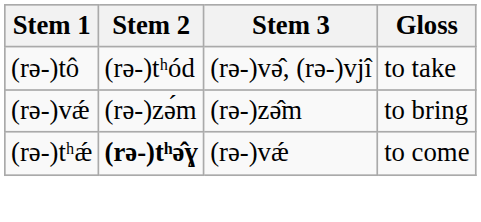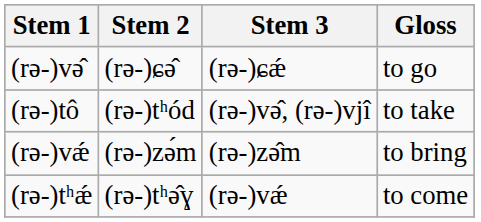+ row: (47, 68)
(151, 152) bold -> (149, 195) normal
